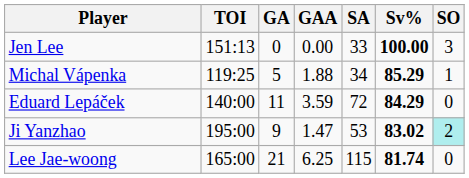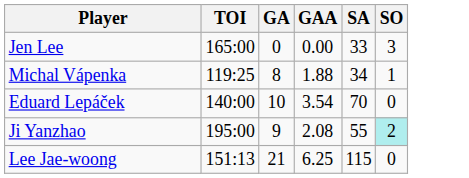- column: (404, 18)
(230, 46) 151:13 -> (230, 46) 165:00
(276, 74) 5 -> (276, 74) 8
(276, 103) 11 -> (276, 103) 10
(318, 103) 3.59 -> (318, 103) 3.54
(359, 103) 72 -> (359, 103) 70
(318, 131) 1.47 -> (318, 131) 2.08
(359, 131) 53 -> (359, 131) 55
(230, 159) 165:00 -> (230, 159) 151:13
